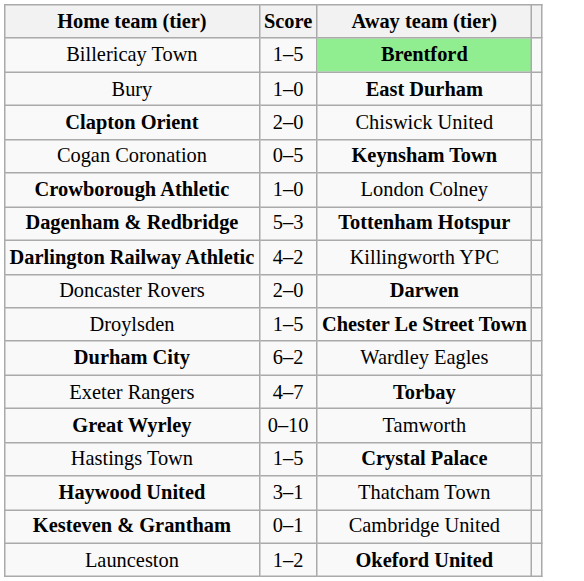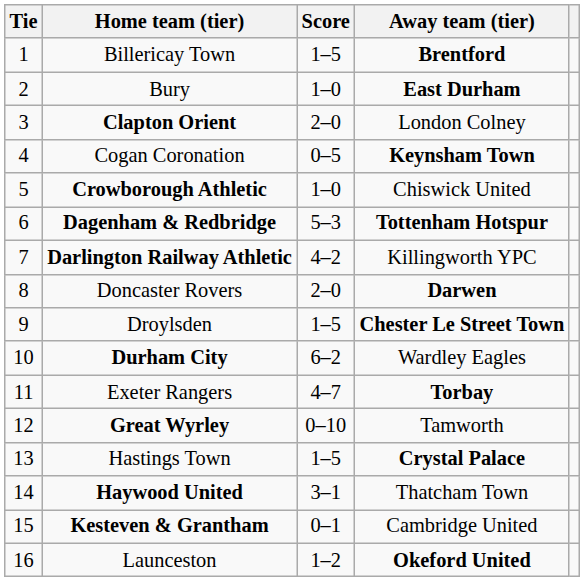+ column: (24, 20)
(424, 54) lightgreen background -> (462, 54) no background
(424, 121) Chiswick United -> (462, 121) London Colney
(424, 189) London Colney -> (462, 189) Chiswick United
